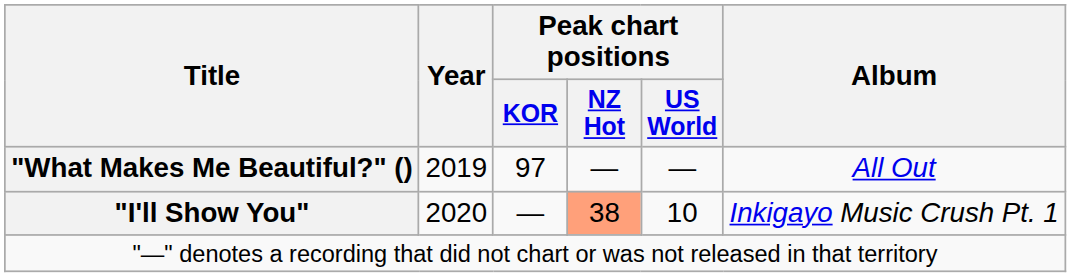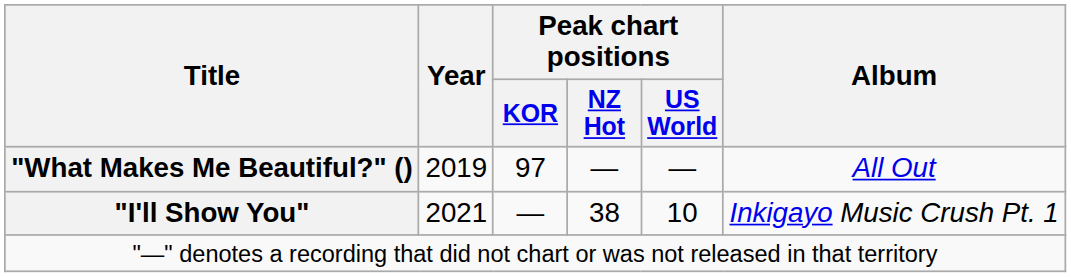(456, 212) 2020 -> (456, 212) 2021
(604, 212) lightsalmon background -> (604, 212) no background
